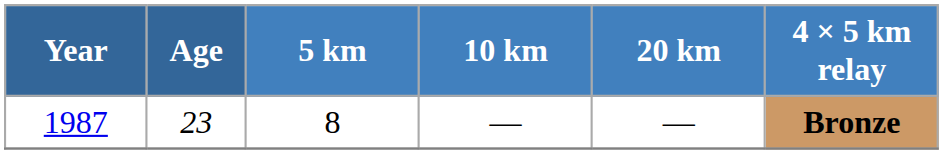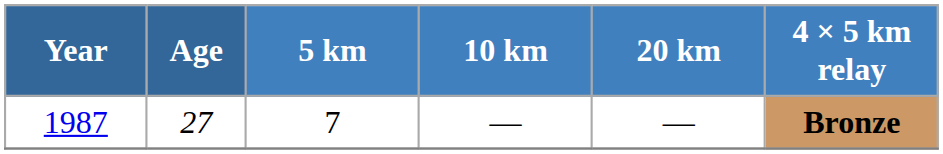(196, 121) 23 -> (196, 121) 27
(332, 121) 8 -> (332, 121) 7
